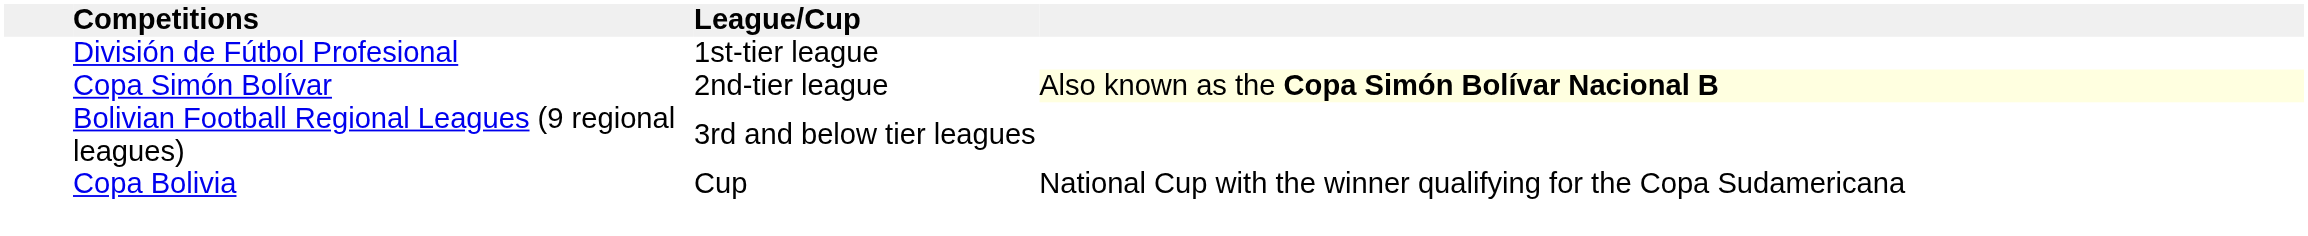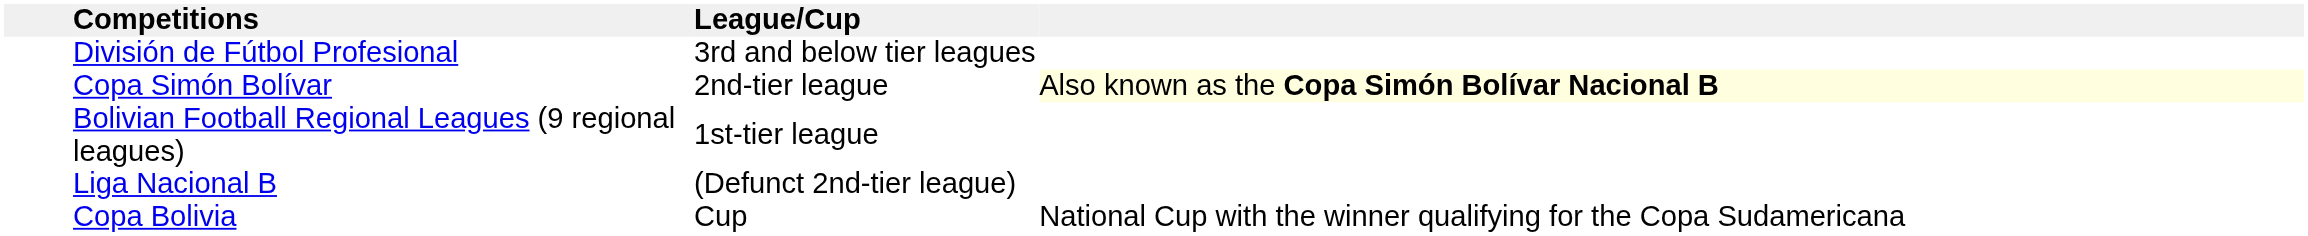(786, 52) 1st-tier league -> (865, 52) 3rd and below tier leagues
(865, 134) 3rd and below tier leagues -> (786, 134) 1st-tier league
+ row: (175, 183)
